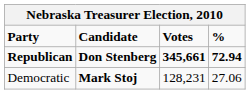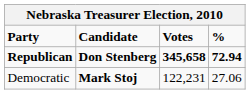(184, 57) 345,661 -> (184, 57) 345,658
(184, 78) 128,231 -> (184, 78) 122,231
